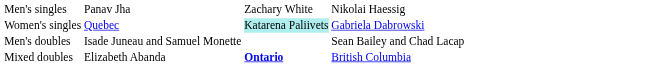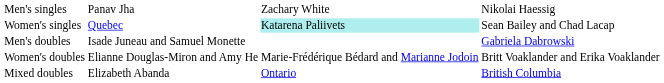(378, 25) Gabriela Dabrowski -> (548, 25) Sean Bailey and Chad Lacap
(398, 41) Sean Bailey and Chad Lacap -> (528, 41) Gabriela Dabrowski
+ row: (45, 57)
(264, 57) bold -> (279, 73) normal
